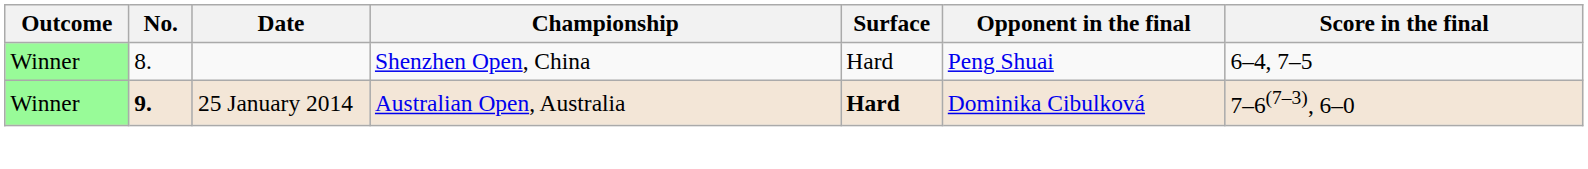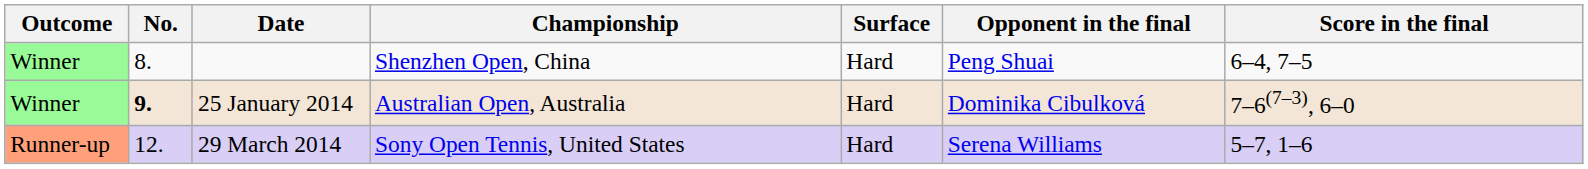(873, 102) bold -> (870, 102) normal
+ row: (270, 143)
